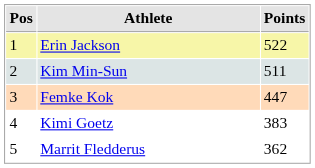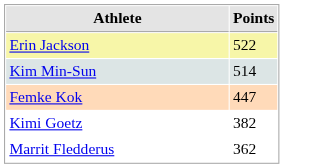- column: (21, 18)
(275, 71) 511 -> (245, 71) 514
(276, 123) 383 -> (245, 123) 382
